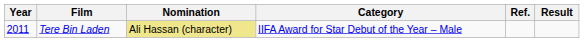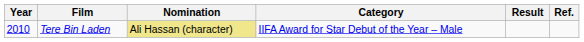columns swapped: (557, 12) <-> (520, 12)
(18, 29) 2011 -> (18, 29) 2010
